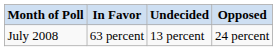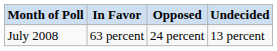columns swapped: (242, 14) <-> (180, 14)
